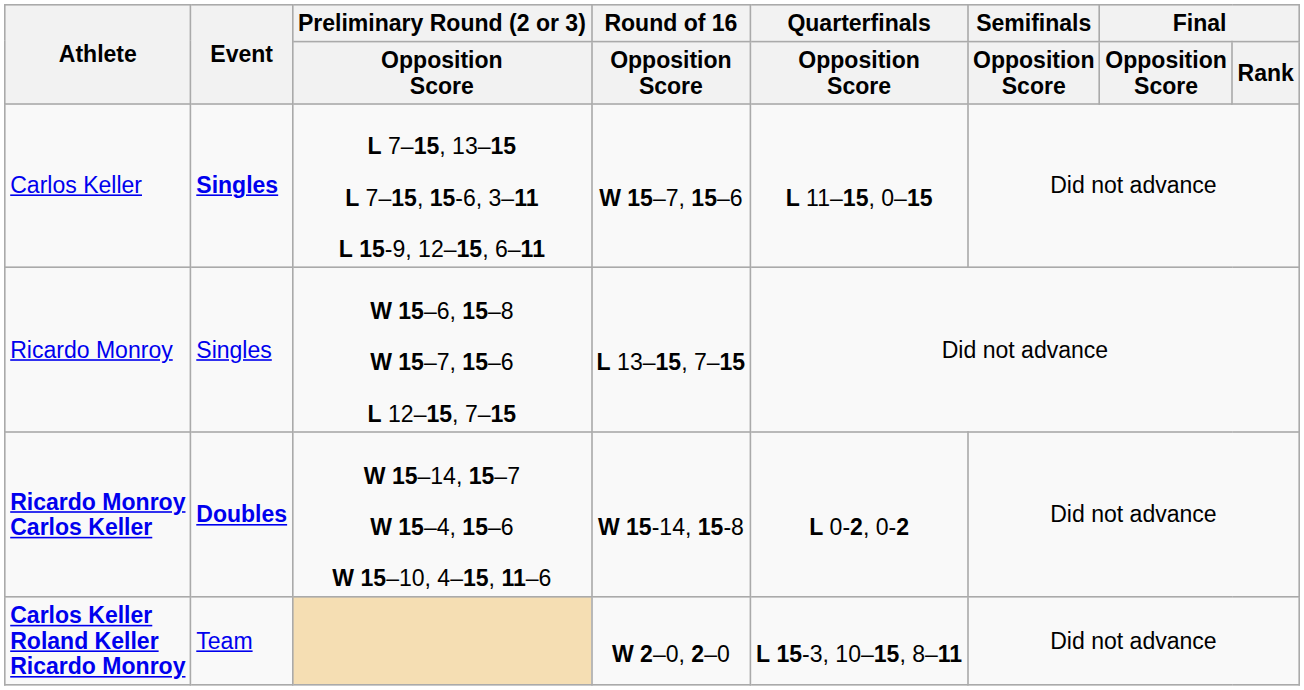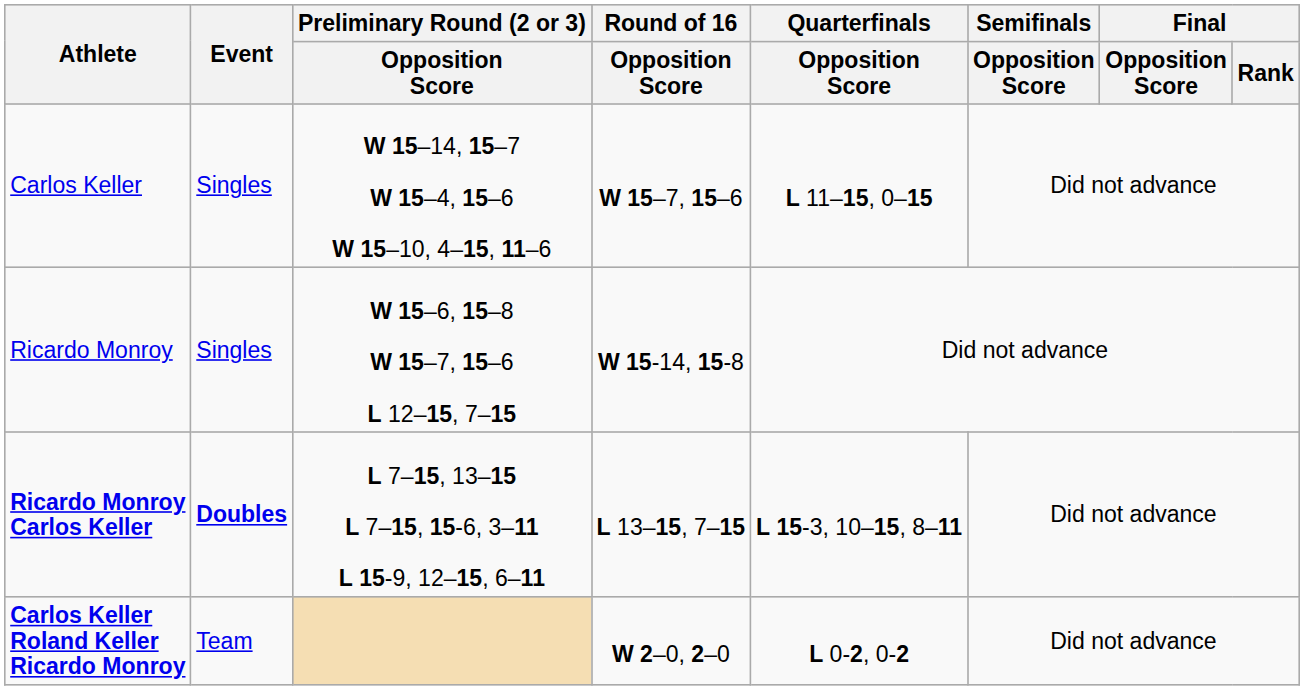(237, 186) bold -> (234, 186) normal
(442, 199) L 7–15, 13–15 L 7–15, 15-6, 3–11 L 15-9, 12–15, 6–11 -> (442, 199) W 15–14, 15–7 W 15–4, 15–6 W 15–10, 4–15, 11–6
(671, 363) L 13–15, 7–15 -> (671, 363) W 15-14, 15-8
(442, 527) W 15–14, 15–7 W 15–4, 15–6 W 15–10, 4–15, 11–6 -> (442, 527) L 7–15, 13–15 L 7–15, 15-6, 3–11 L 15-9, 12–15, 6–11
(671, 527) W 15-14, 15-8 -> (671, 527) L 13–15, 7–15
(859, 527) L 0-2, 0-2 -> (859, 527) L 15-3, 10–15, 8–11
(859, 653) L 15-3, 10–15, 8–11 -> (859, 653) L 0-2, 0-2
